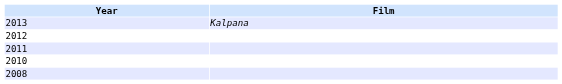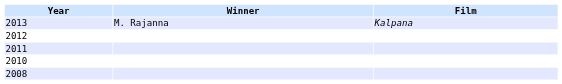+ column: (243, 11)
